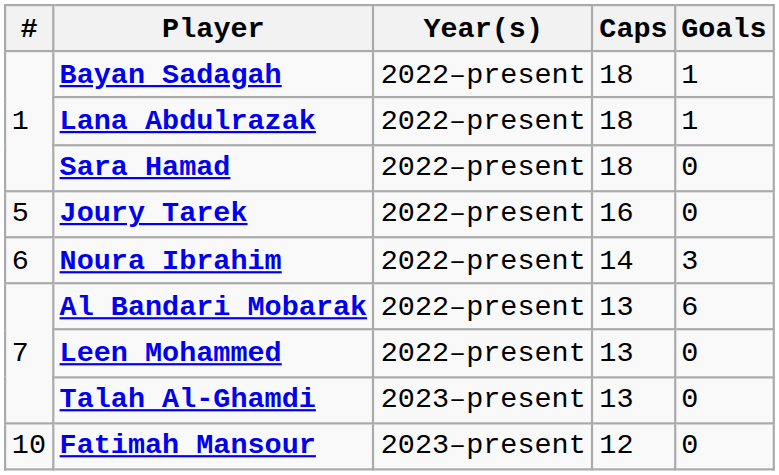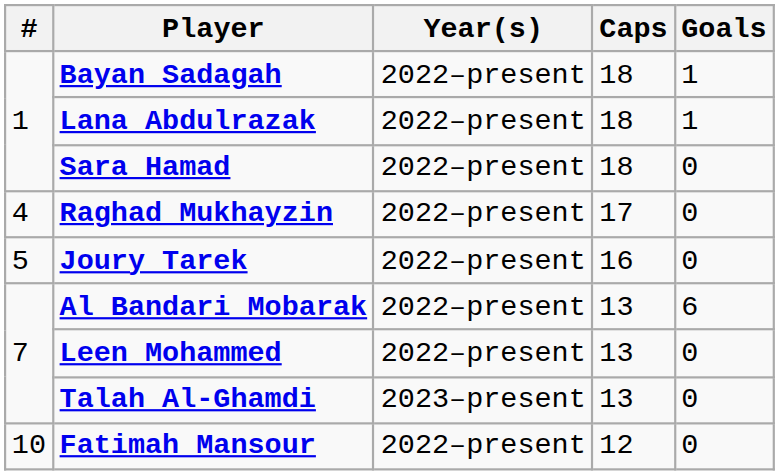+ row: (196, 214)
- row: (171, 260)
(483, 446) 2023–present -> (483, 446) 2022–present
